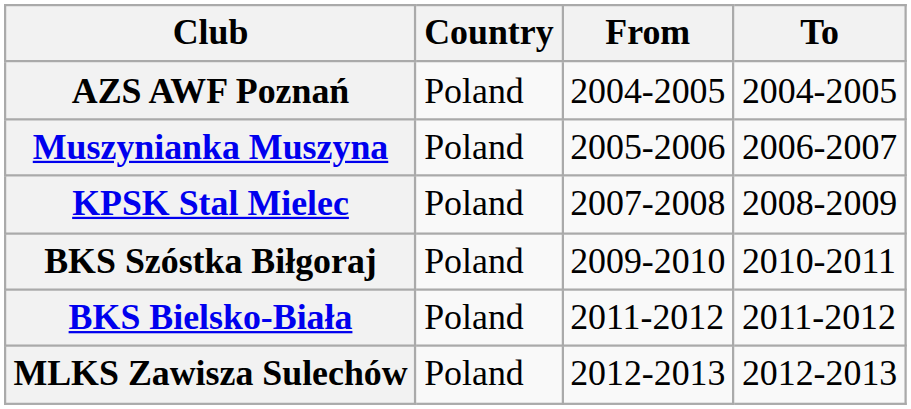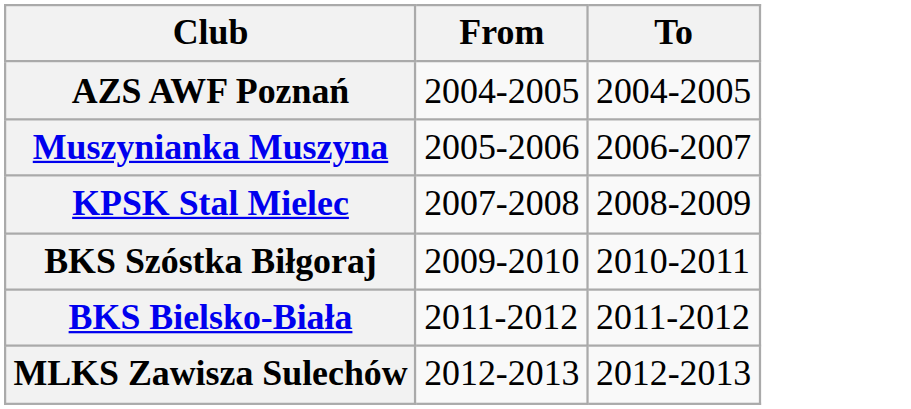- column: (489, 32)
